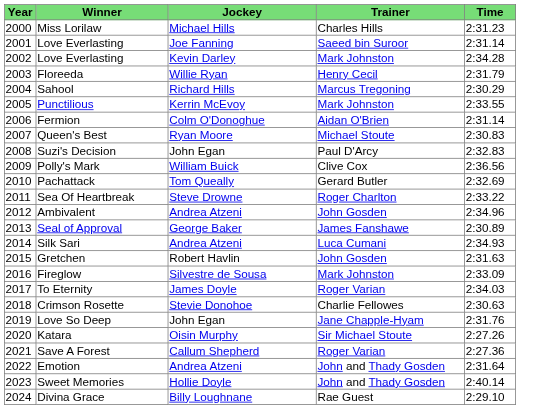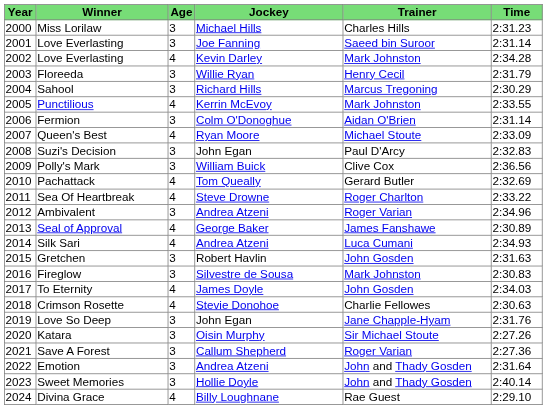+ column: (181, 12)
(485, 135) 2:30.83 -> (512, 135) 2:33.09
(352, 212) John Gosden -> (378, 212) Roger Varian
(485, 274) 2:33.09 -> (512, 274) 2:30.83
(351, 289) Roger Varian -> (379, 289) John Gosden
